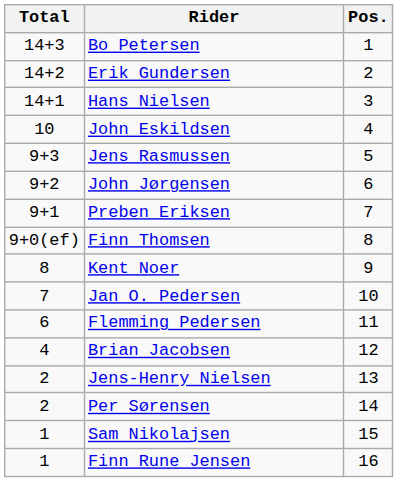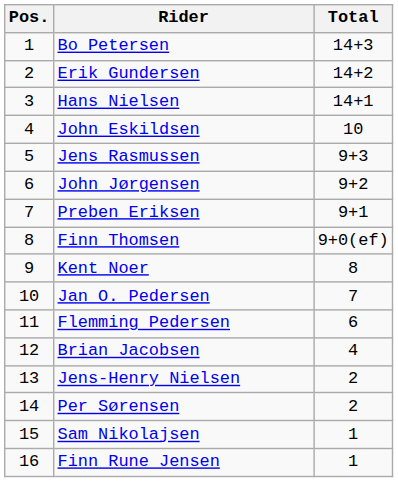columns swapped: (368, 19) <-> (44, 19)
